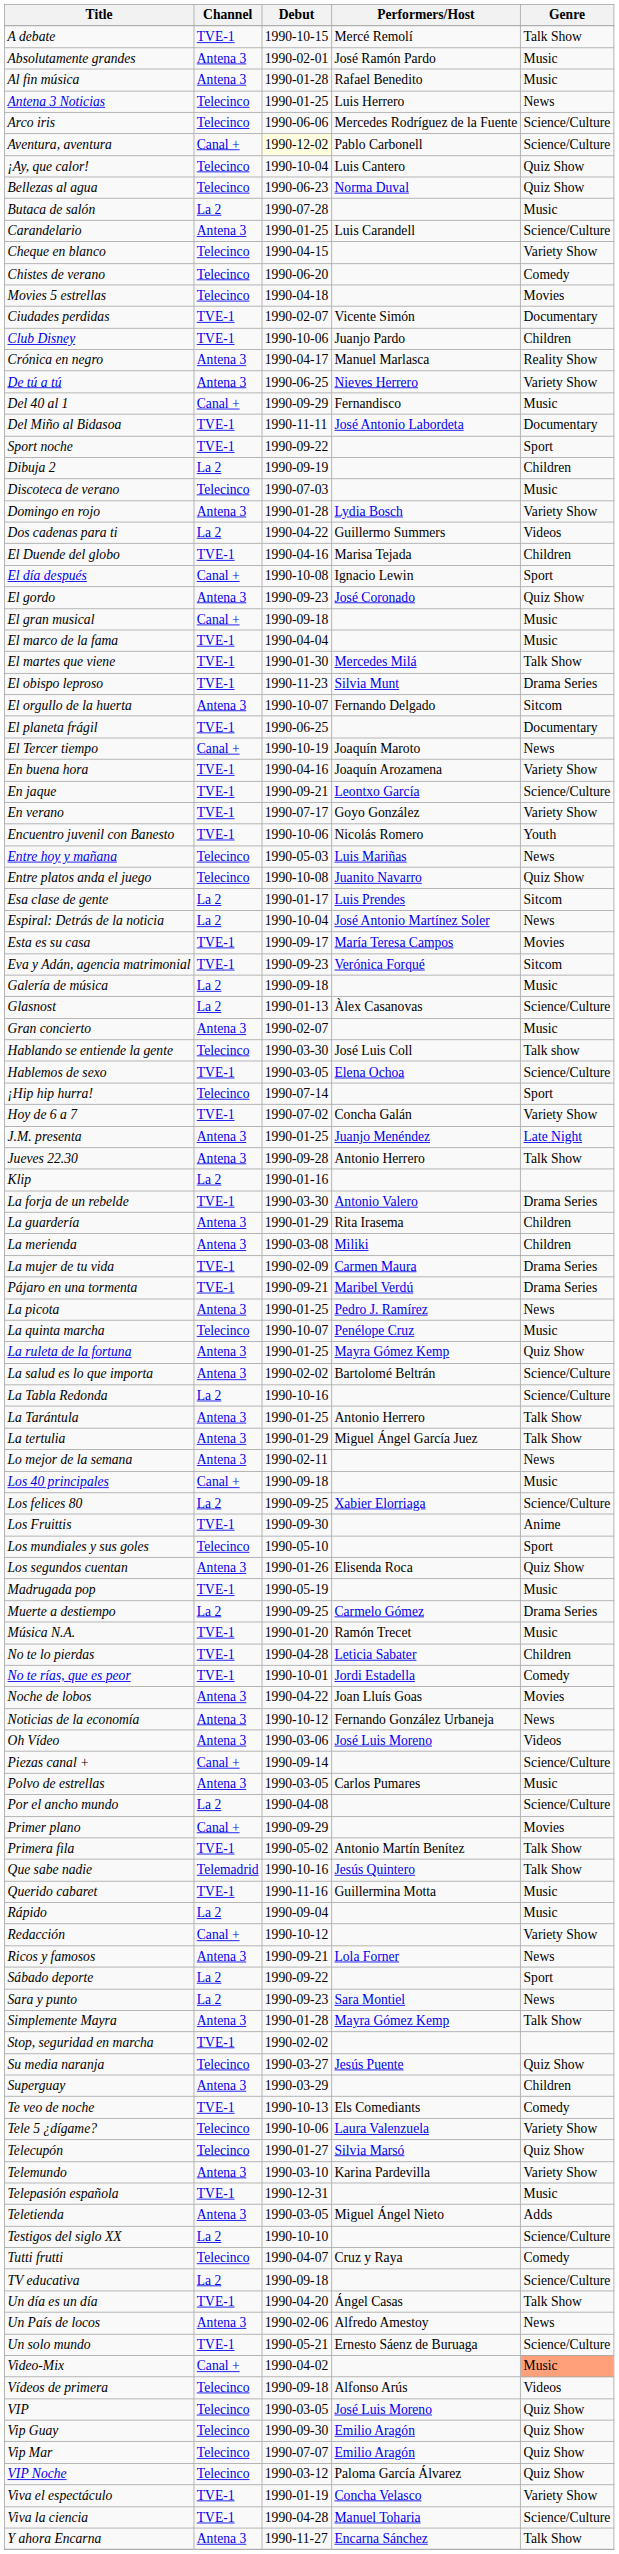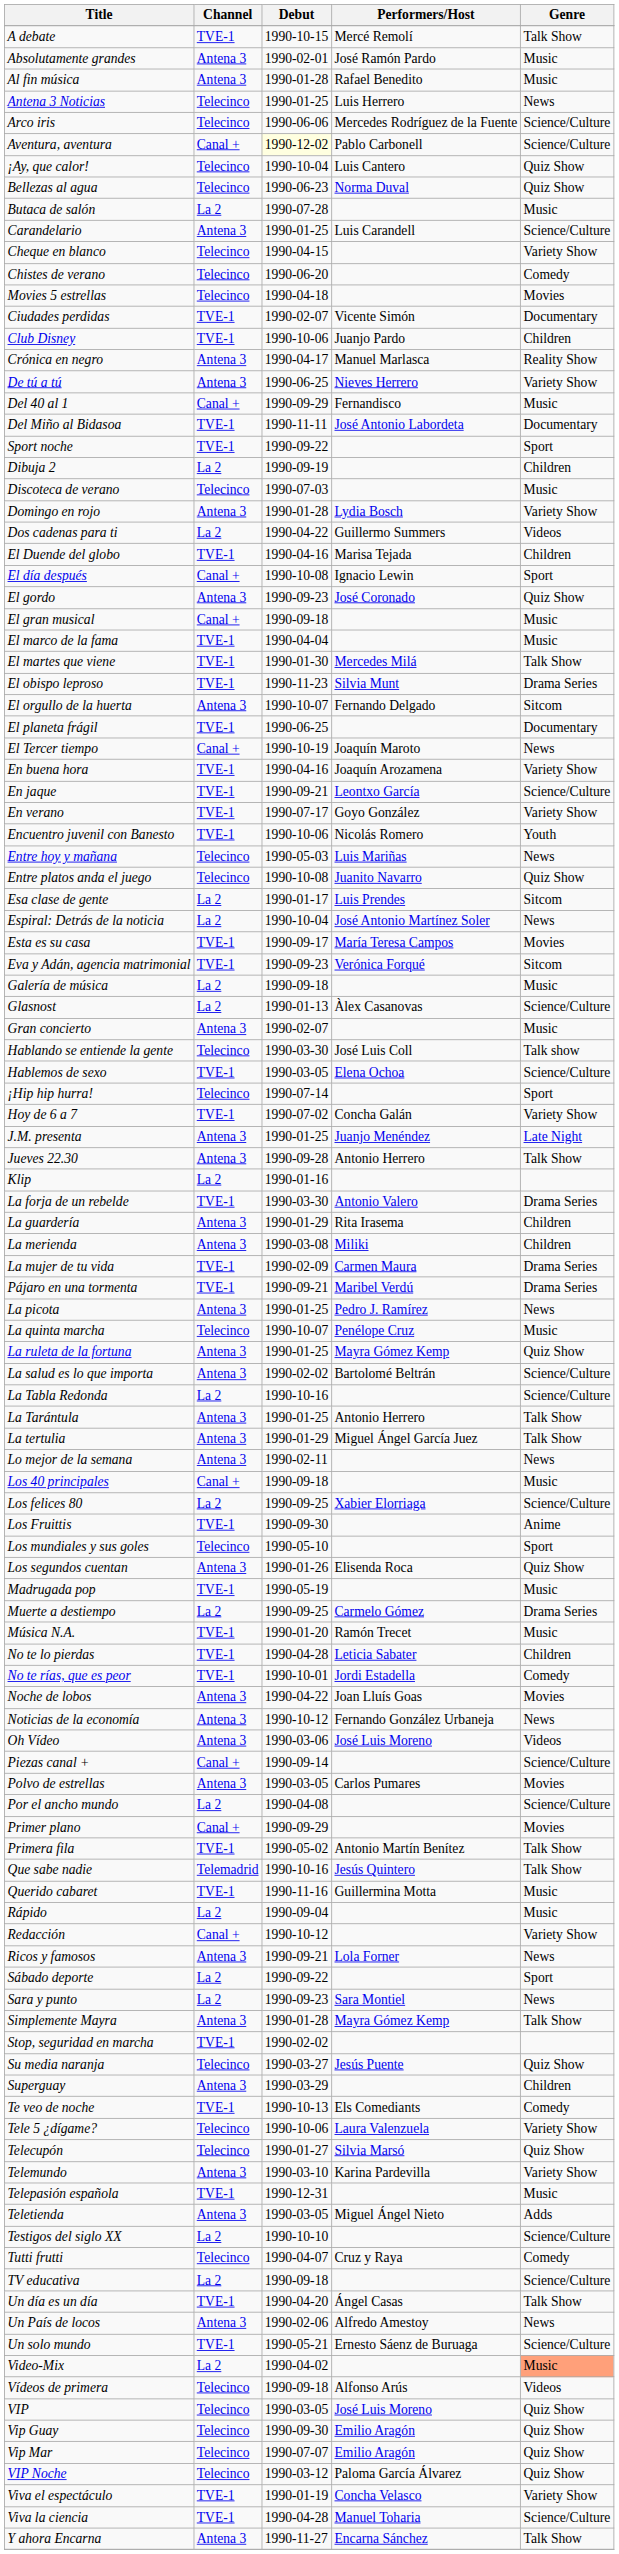(541, 1783) Music -> (544, 1783) Movies
(218, 2366) Canal + -> (209, 2366) La 2
